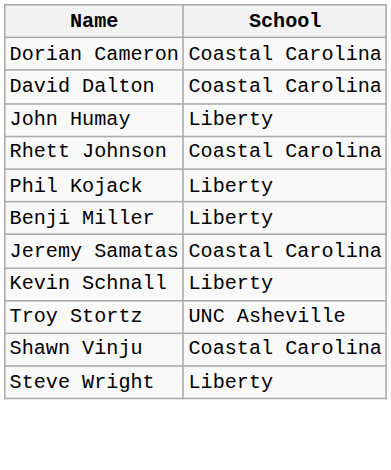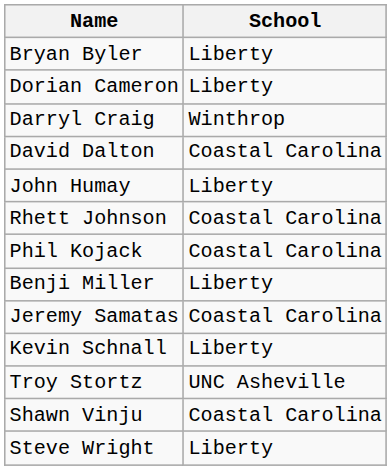+ row: (76, 54)
(285, 54) Coastal Carolina -> (231, 87) Liberty
+ row: (82, 120)
(231, 185) Liberty -> (285, 251) Coastal Carolina
